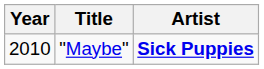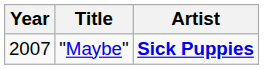(30, 49) 2010 -> (30, 49) 2007
